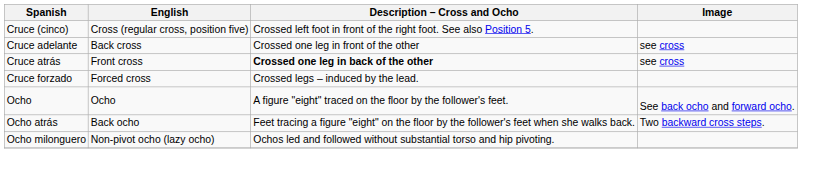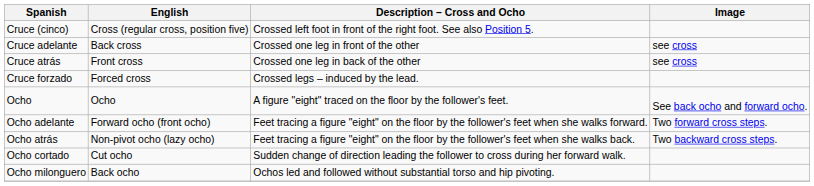(343, 62) bold -> (337, 62) normal
+ row: (41, 123)
(115, 123) Back ocho -> (153, 139) Non-pivot ocho (lazy ocho)
+ row: (38, 156)
(153, 139) Non-pivot ocho (lazy ocho) -> (115, 172) Back ocho
